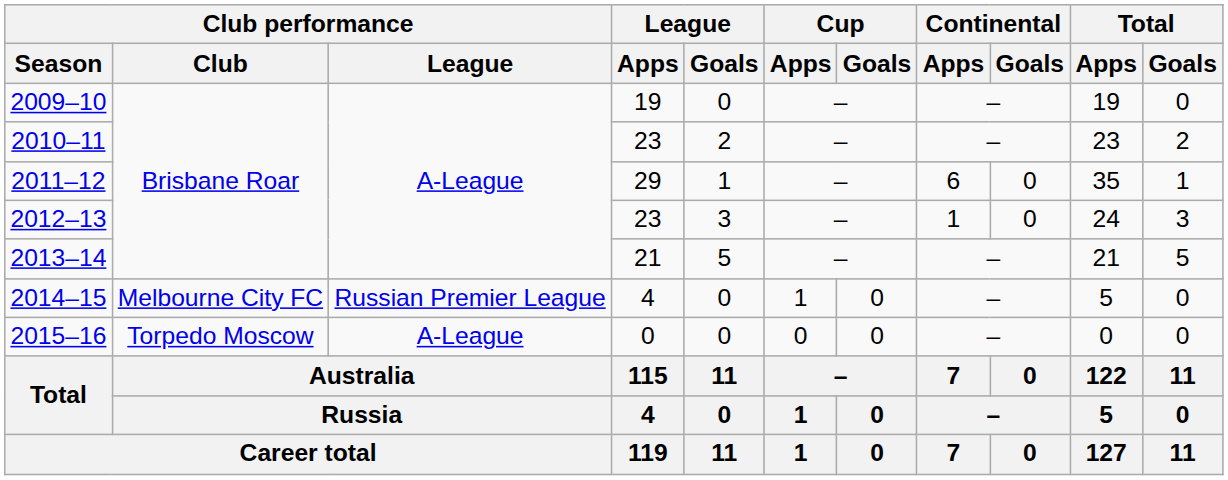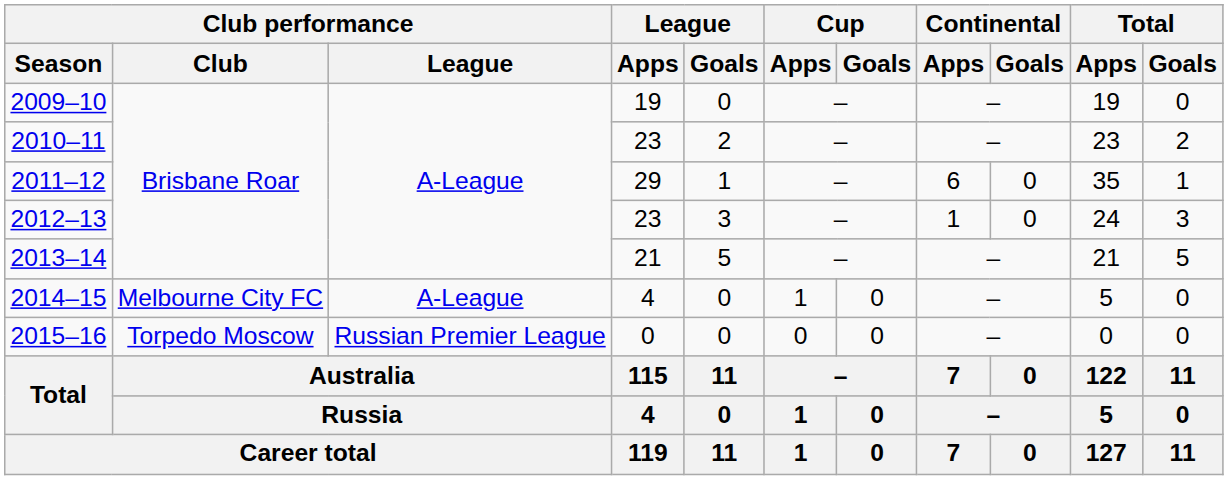(470, 297) Russian Premier League -> (470, 297) A-League
(470, 336) A-League -> (470, 336) Russian Premier League
